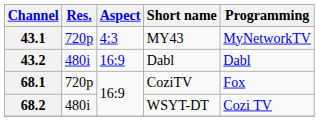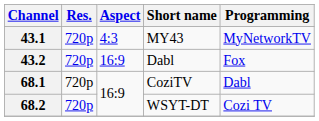(78, 60) 480i -> (79, 60) 720p
(237, 60) Dabl -> (234, 60) Fox
(234, 82) Fox -> (237, 82) Dabl
(78, 104) 480i -> (79, 104) 720p
